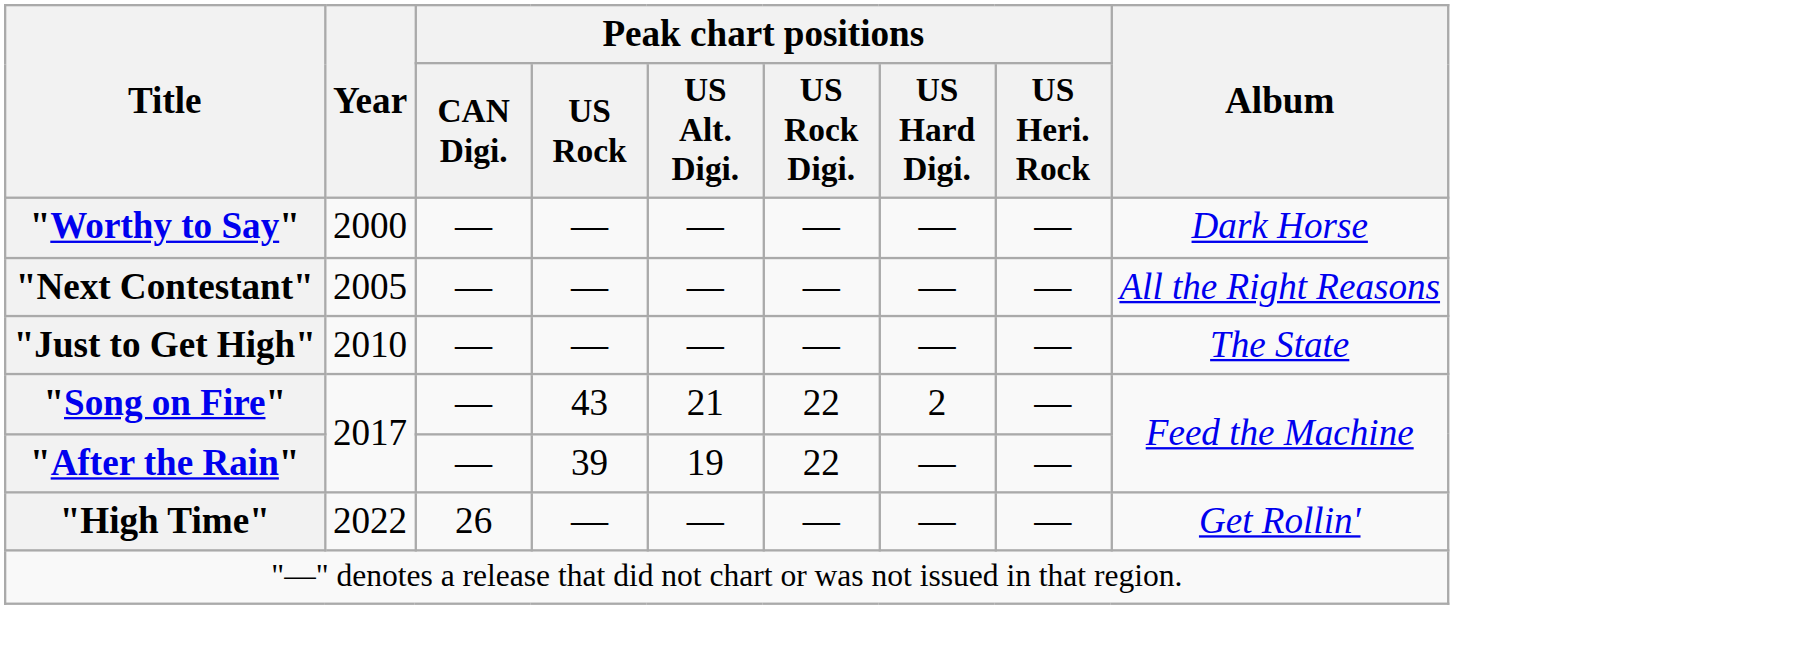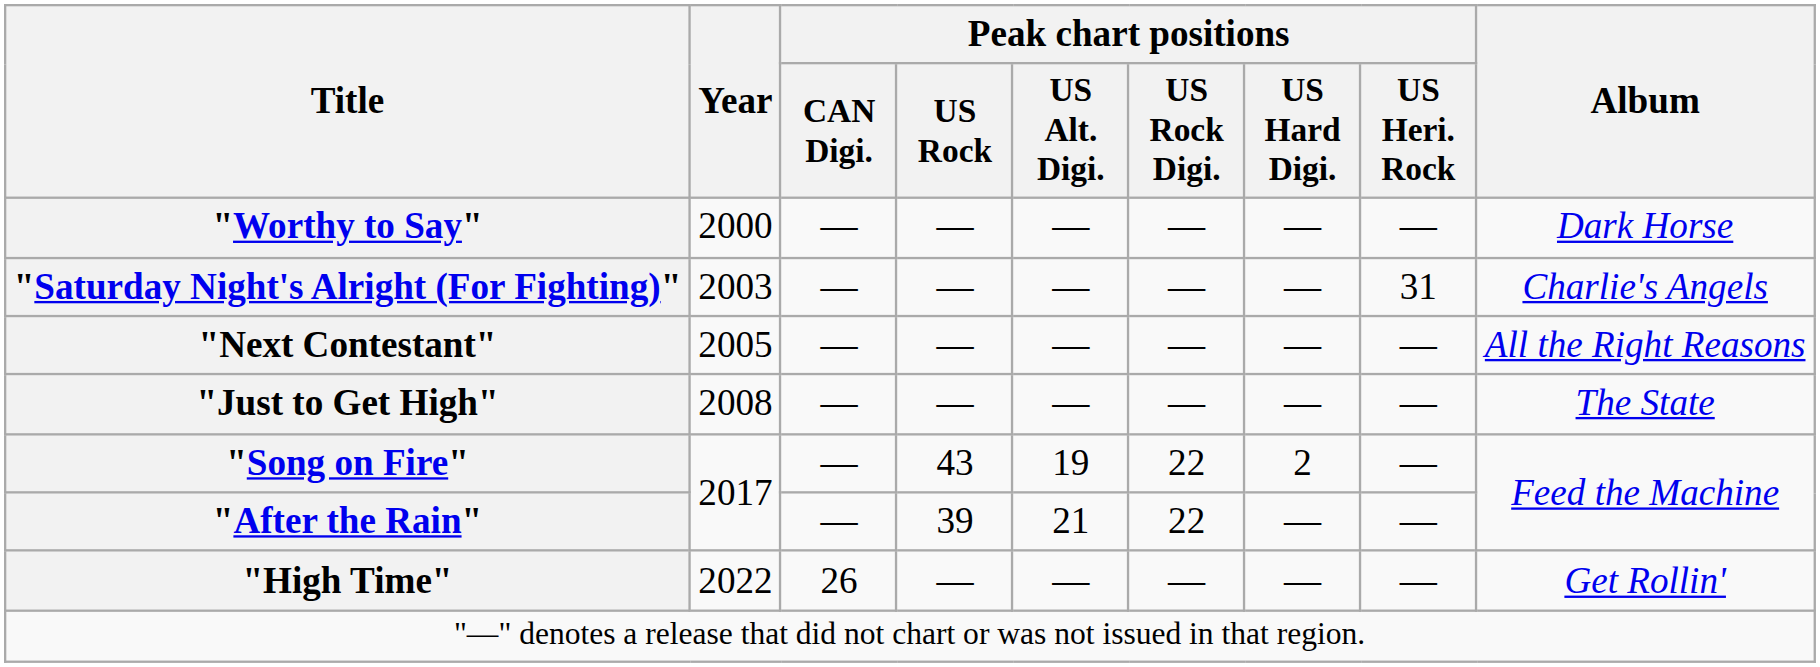+ row: (347, 285)
(370, 344) 2010 -> (735, 403) 2008
(705, 403) 21 -> (1071, 462) 19
(705, 462) 19 -> (1071, 521) 21
